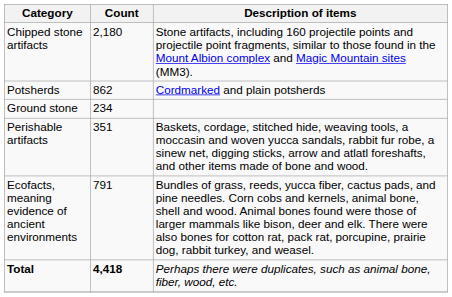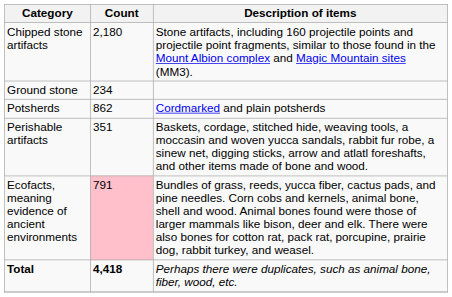rows swapped: (42, 108) <-> (33, 90)
(103, 185) no background -> (103, 185) pink background
